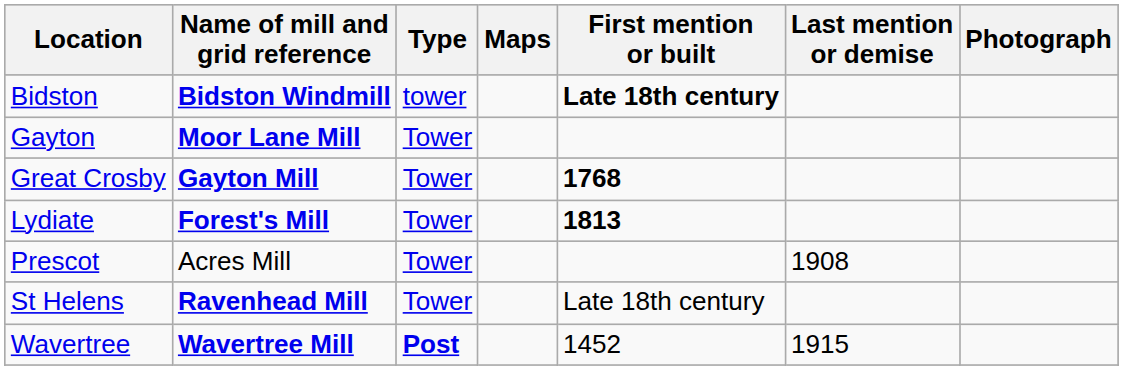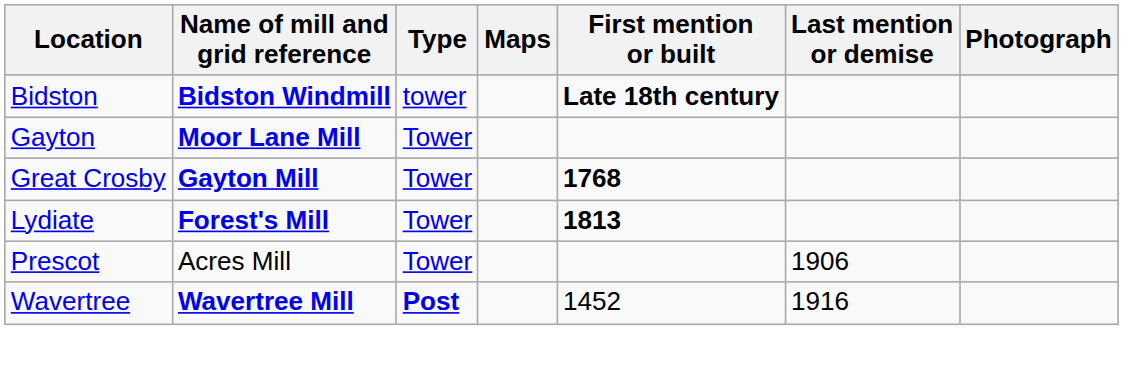(820, 261) 1908 -> (820, 261) 1906
- row: (67, 302)
(820, 344) 1915 -> (820, 302) 1916
